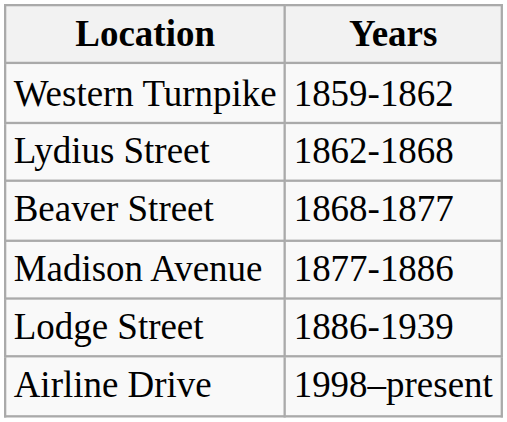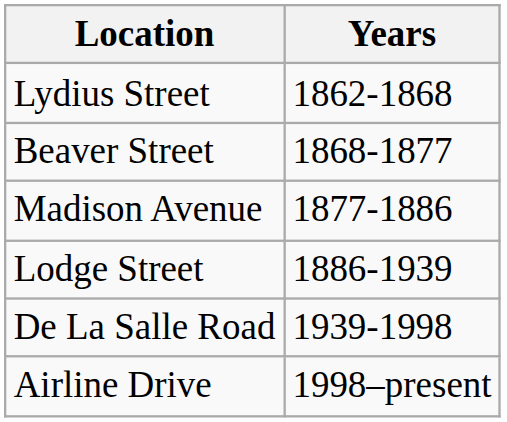- row: (145, 92)
+ row: (145, 326)
